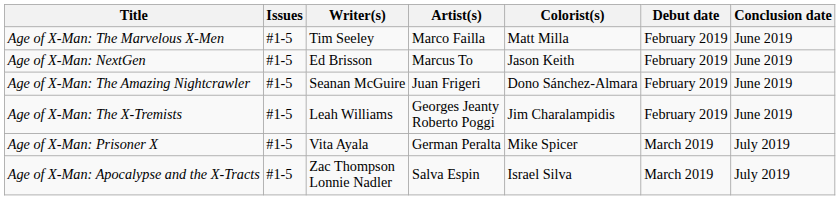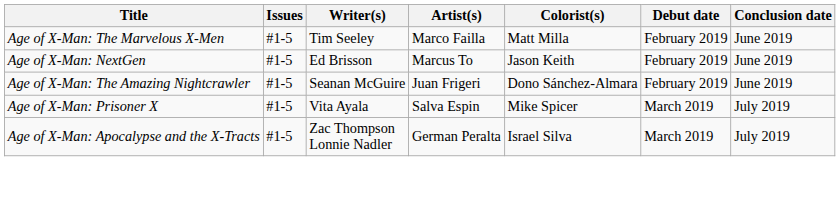- row: (95, 114)
(456, 144) German Peralta -> (446, 106) Salva Espin
(446, 175) Salva Espin -> (456, 136) German Peralta
